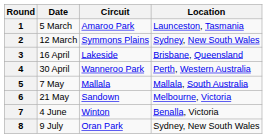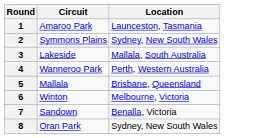- column: (58, 12)
(198, 55) Brisbane, Queensland -> (159, 55) Mallala, South Australia
(201, 84) Mallala, South Australia -> (156, 84) Brisbane, Queensland
(100, 98) Sandown -> (54, 98) Winton
(96, 112) Winton -> (58, 112) Sandown
